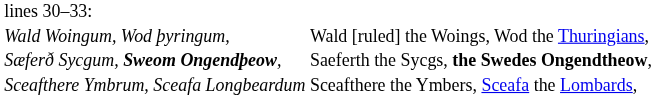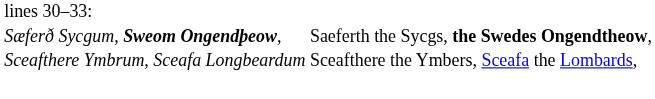- row: (117, 35)
